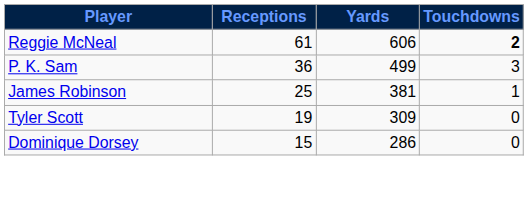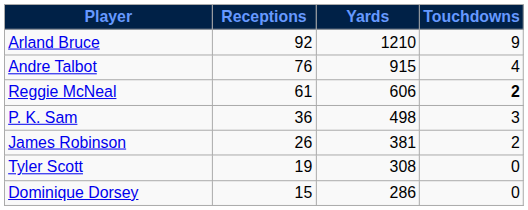+ row: (54, 42)
+ row: (52, 67)
(403, 67) 499 -> (403, 117) 498
(303, 92) 25 -> (303, 142) 26
(515, 92) 1 -> (515, 142) 2
(403, 117) 309 -> (403, 167) 308
